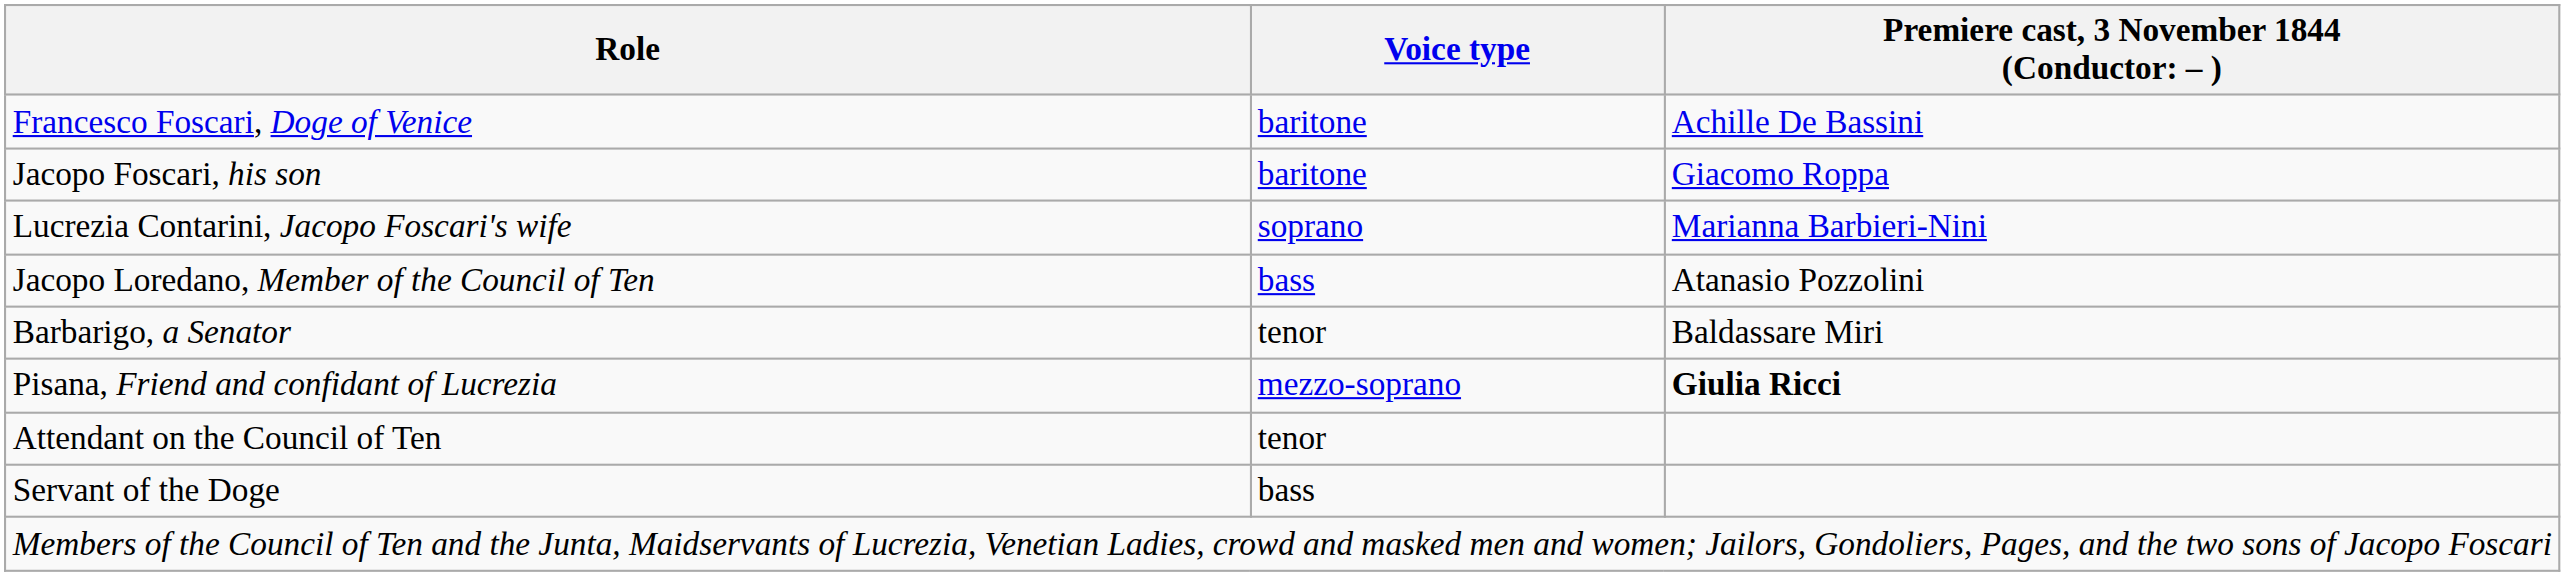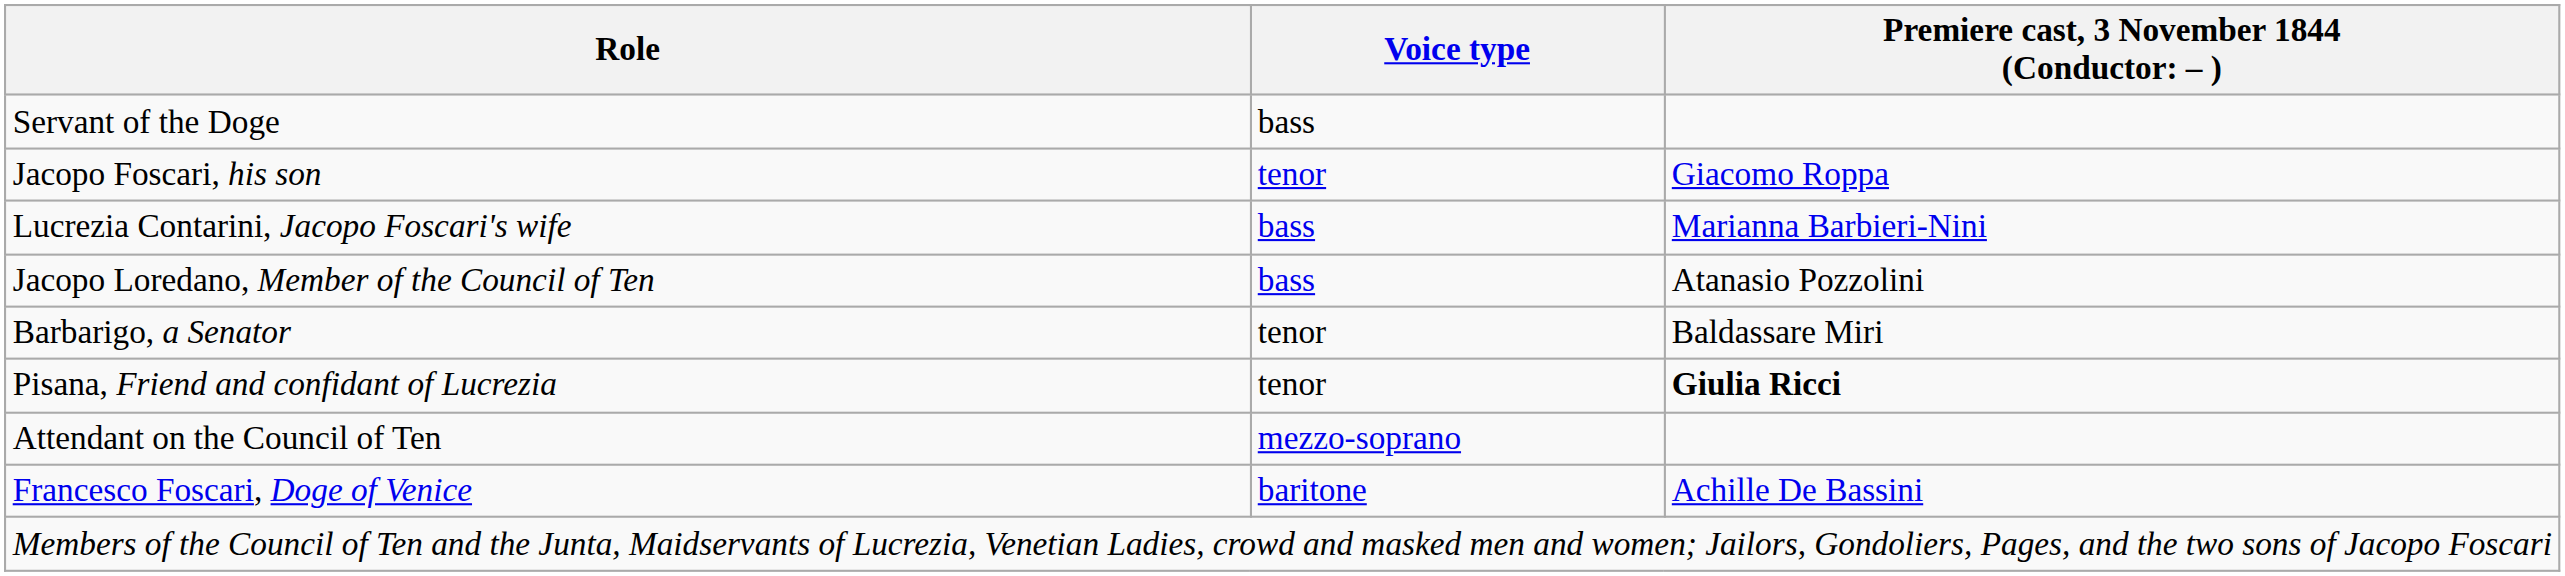rows swapped: (242, 121) <-> (146, 490)
(1312, 173) baritone -> (1292, 173) tenor
(1310, 226) soprano -> (1286, 226) bass
(1359, 385) mezzo-soprano -> (1292, 385) tenor
(1292, 437) tenor -> (1359, 437) mezzo-soprano
